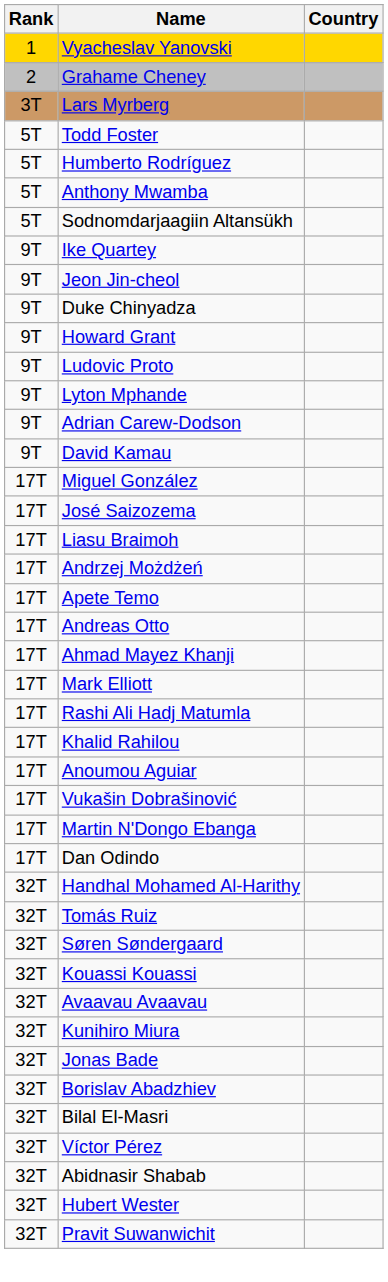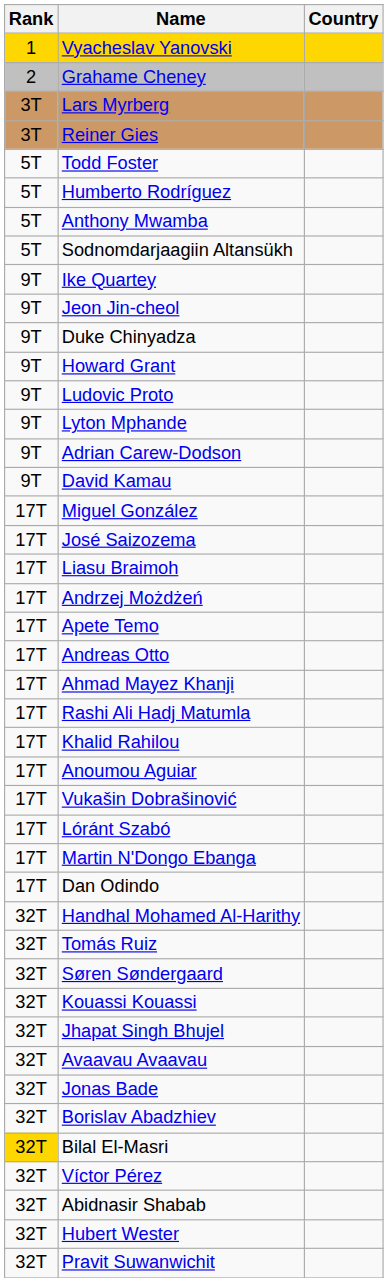+ row: (110, 134)
- row: (107, 684)
+ row: (116, 828)
+ row: (143, 1031)
- row: (121, 1031)
(31, 1118) no background -> (31, 1147) gold background
